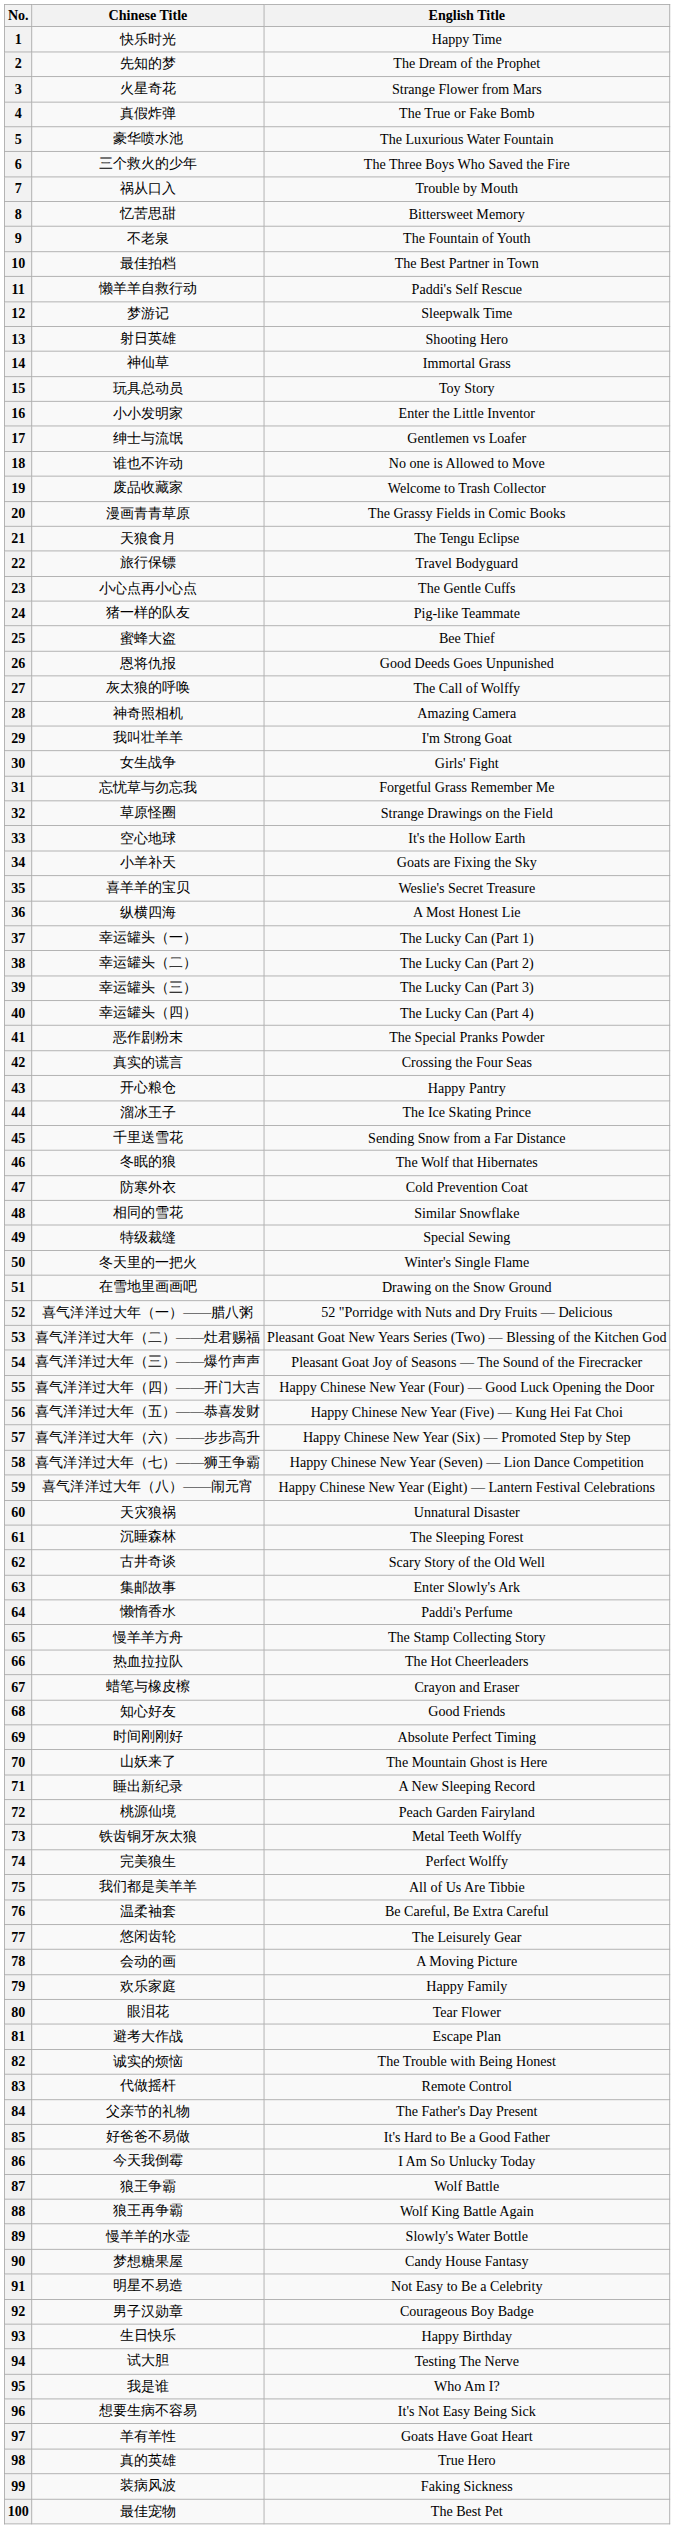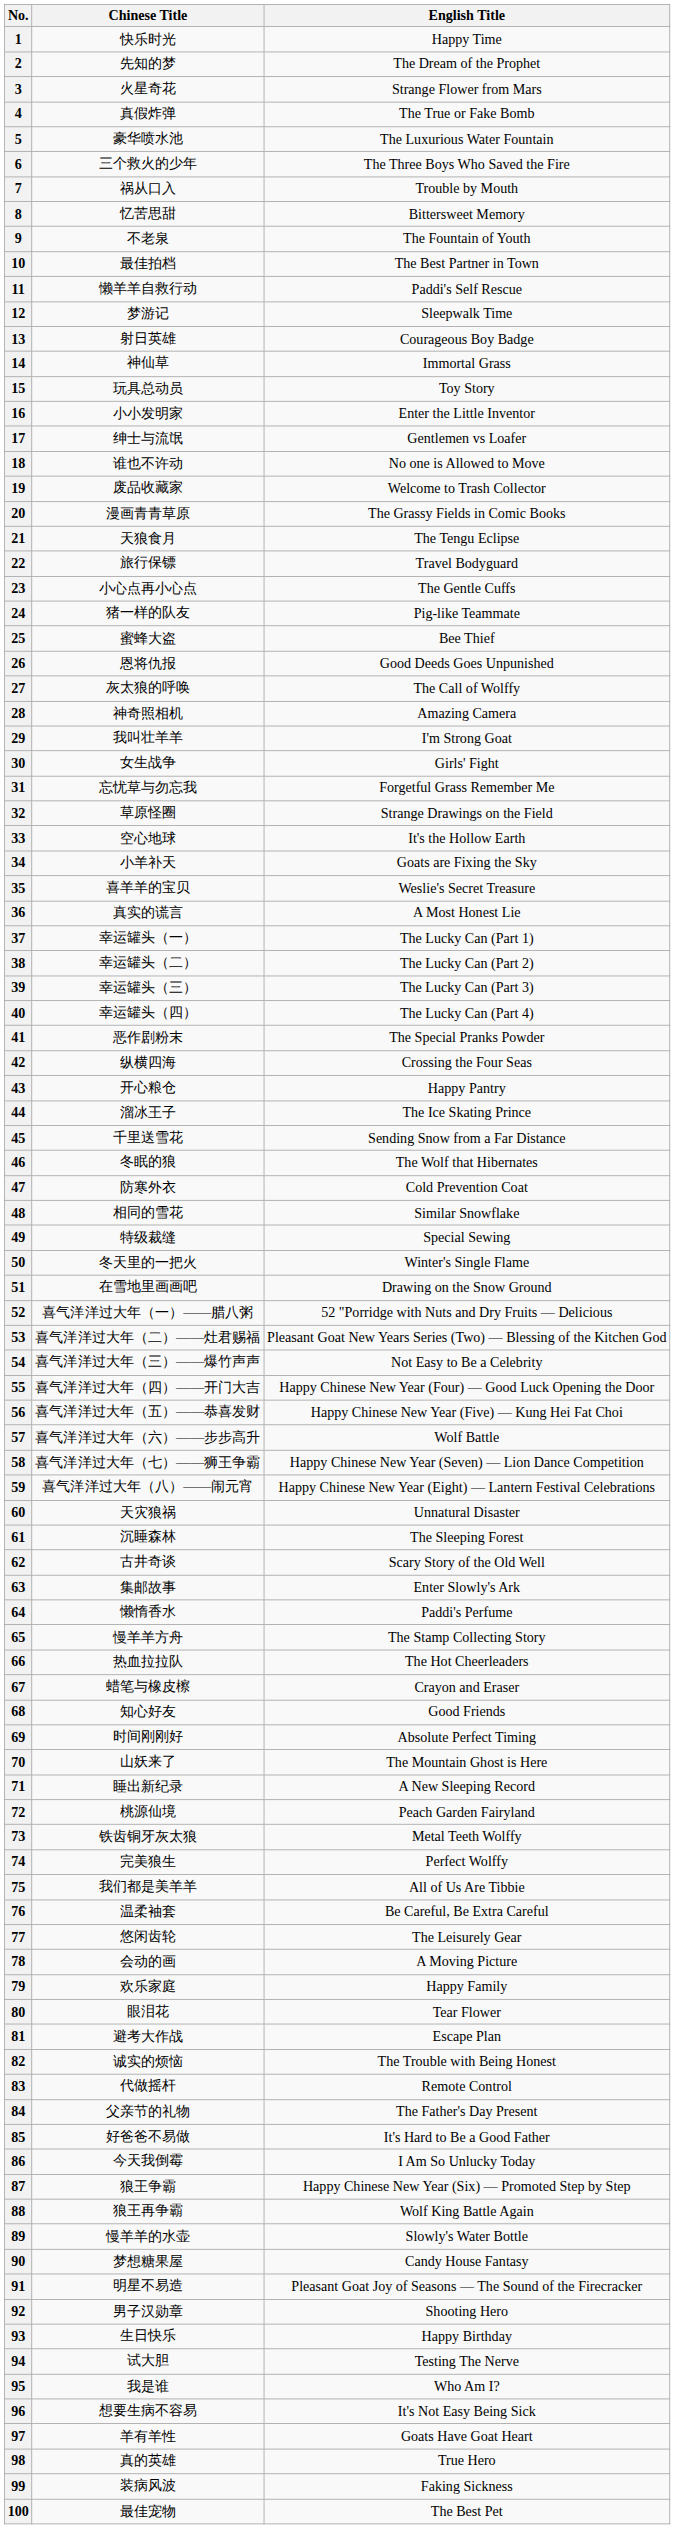(467, 338) Shooting Hero -> (467, 338) Courageous Boy Badge
(148, 912) 纵横四海 -> (148, 912) 真实的谎言
(148, 1062) 真实的谎言 -> (148, 1062) 纵横四海
(467, 1362) Pleasant Goat Joy of Seasons — The Sound of the Firecracker -> (467, 1362) Not Easy to Be a Celebrity
(467, 1437) Happy Chinese New Year (Six) — Promoted Step by Step -> (467, 1437) Wolf Battle
(467, 2186) Wolf Battle -> (467, 2186) Happy Chinese New Year (Six) — Promoted Step by Step
(467, 2286) Not Easy to Be a Celebrity -> (467, 2286) Pleasant Goat Joy of Seasons — The Sound of the Firecracker
(467, 2311) Courageous Boy Badge -> (467, 2311) Shooting Hero
